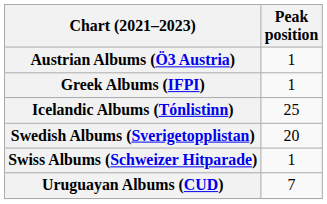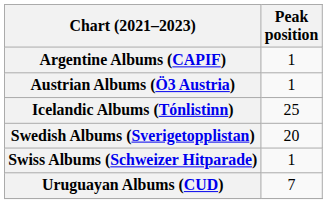+ row: (133, 60)
- row: (133, 85)
